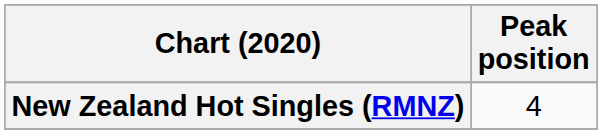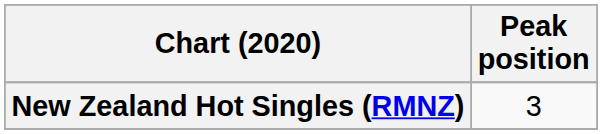(534, 105) 4 -> (534, 105) 3
